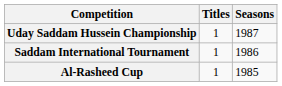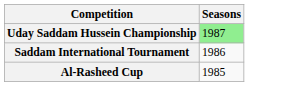- column: (216, 14)
(247, 33) no background -> (214, 33) lightgreen background
